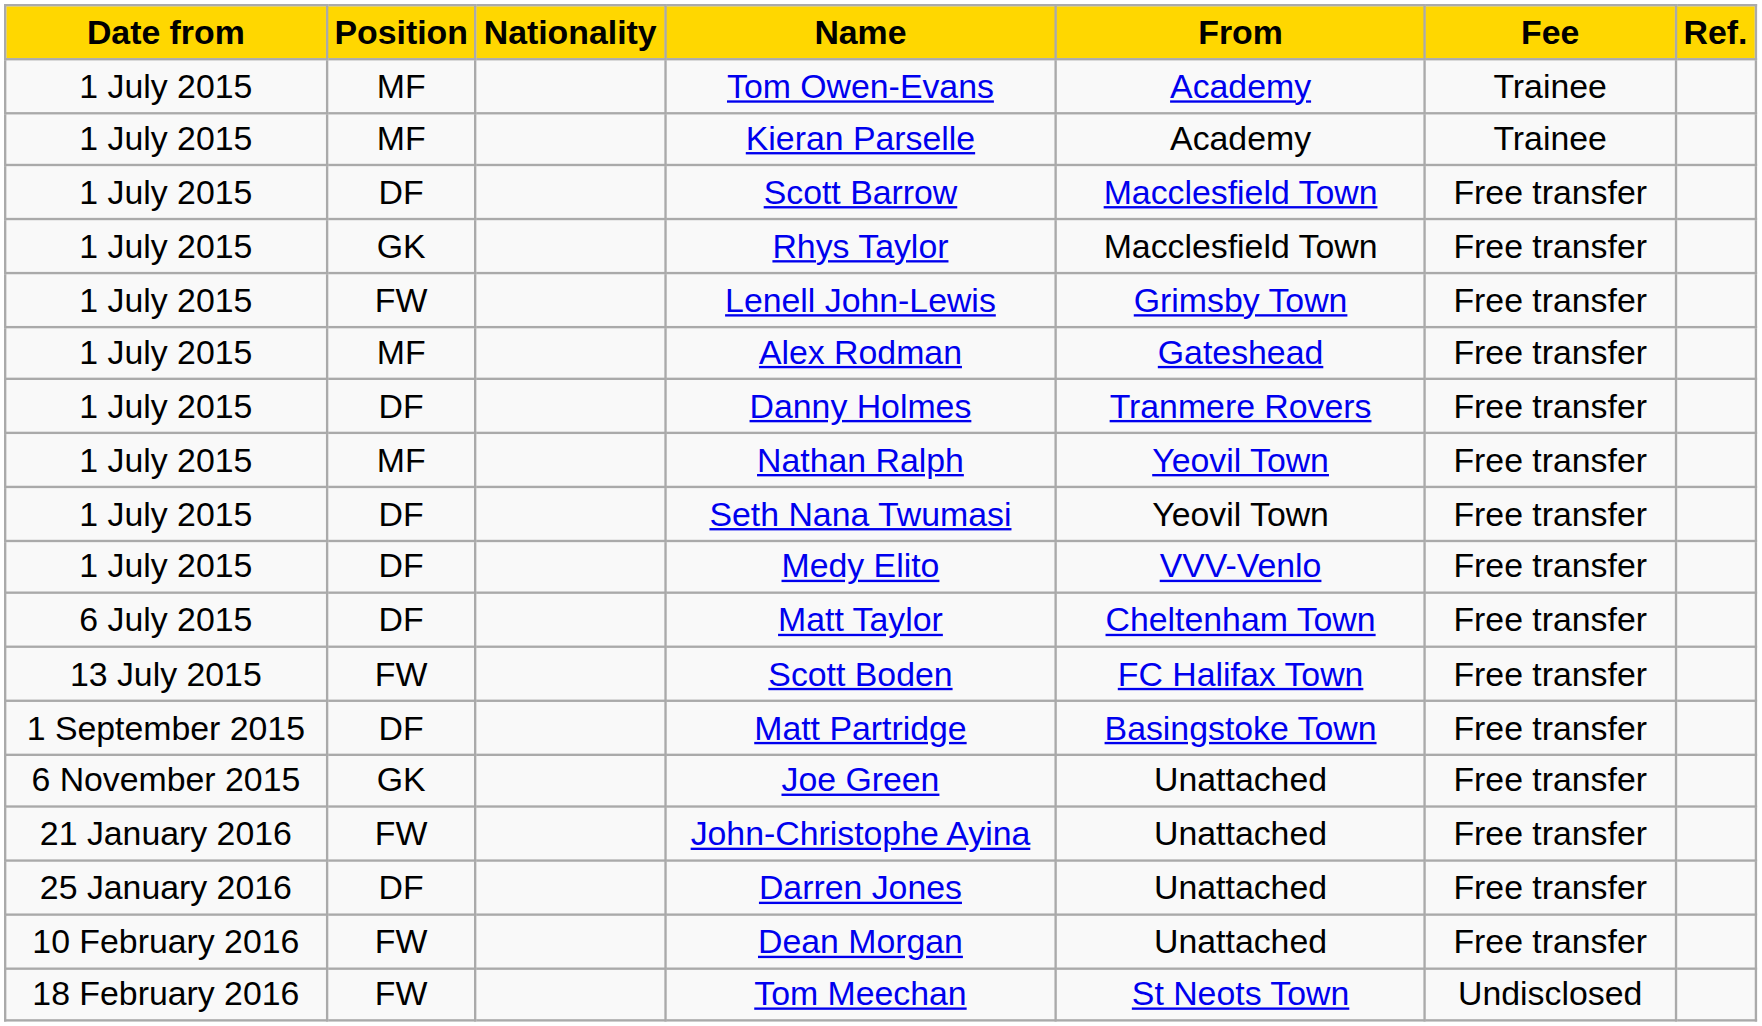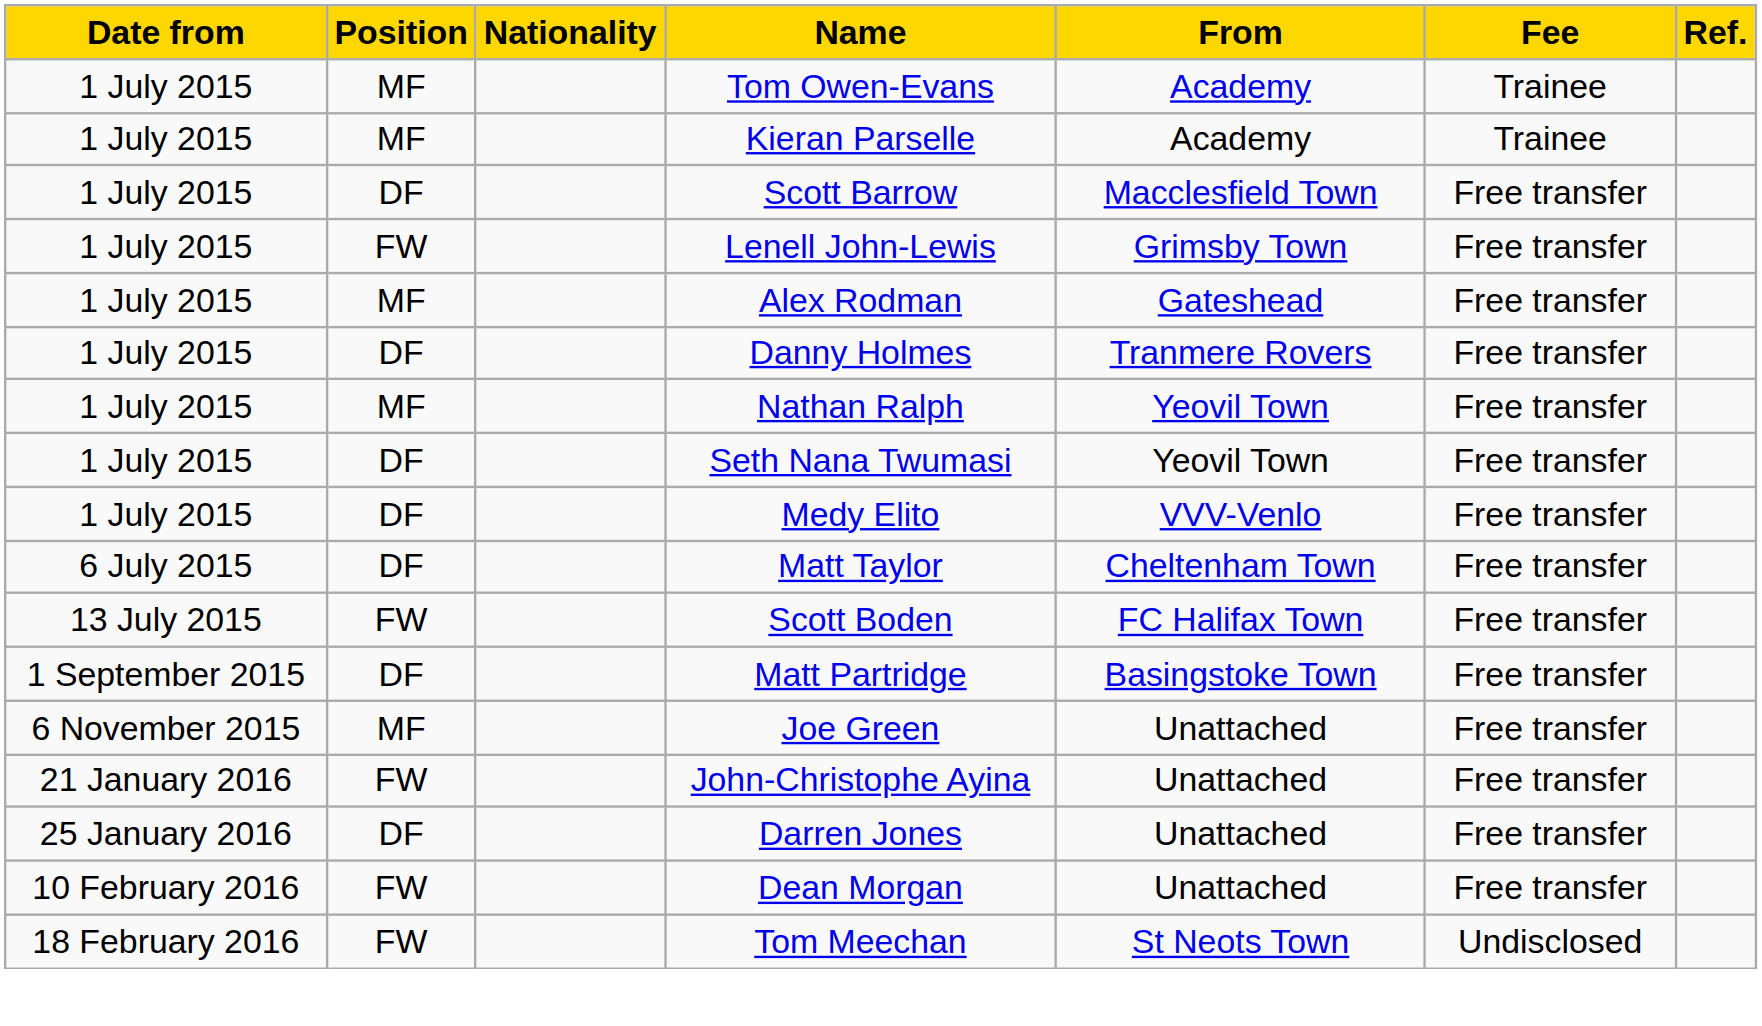- row: (860, 246)
(401, 781) GK -> (401, 727) MF
